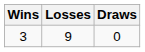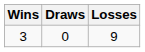columns swapped: (68, 15) <-> (117, 15)
